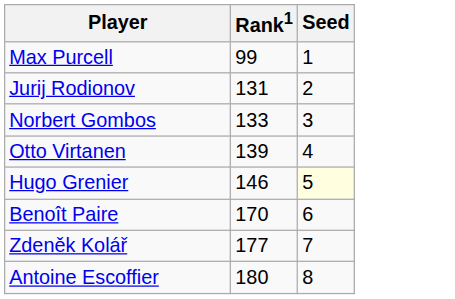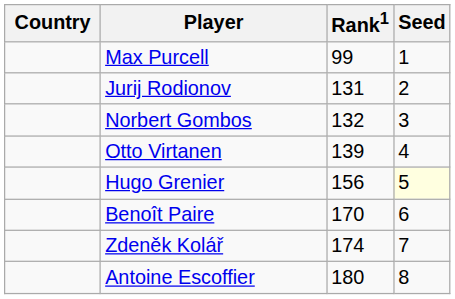+ column: (53, 22)
(252, 119) 133 -> (348, 119) 132
(252, 182) 146 -> (348, 182) 156
(252, 245) 177 -> (348, 245) 174
